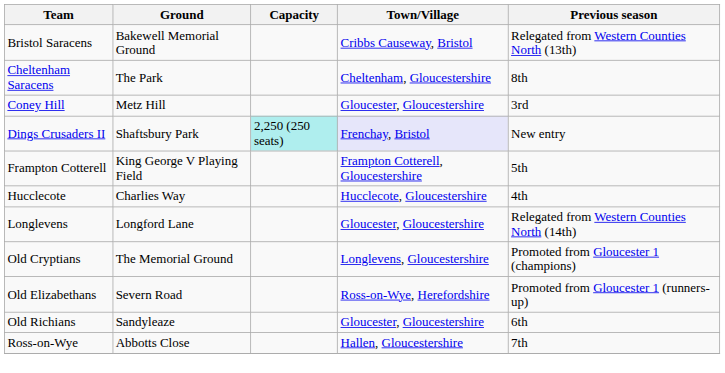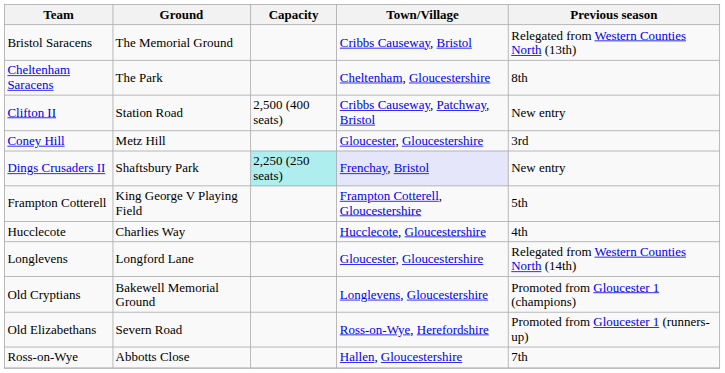(167, 42) Bakewell Memorial Ground -> (174, 42) The Memorial Ground
+ row: (32, 112)
(174, 259) The Memorial Ground -> (167, 294) Bakewell Memorial Ground
- row: (41, 322)
